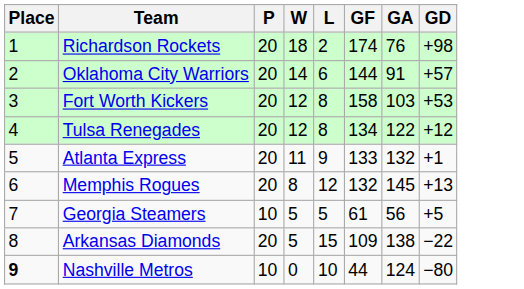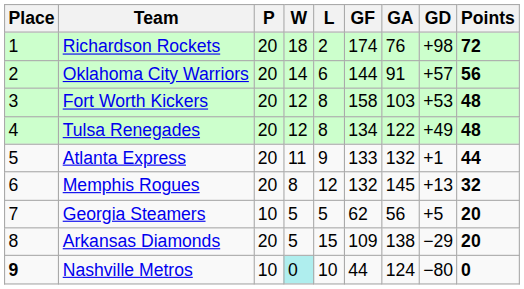+ column: (488, 18)
(438, 130) +12 -> (438, 130) +49
(358, 213) 61 -> (358, 213) 62
(438, 241) −22 -> (438, 241) −29
(293, 269) no background -> (293, 269) paleturquoise background
